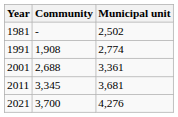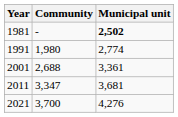(111, 31) normal -> (111, 31) bold
(48, 49) 1,908 -> (48, 49) 1,980
(48, 85) 3,345 -> (48, 85) 3,347
